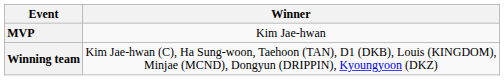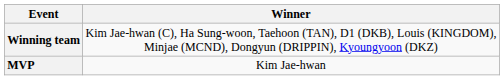rows swapped: (44, 58) <-> (21, 33)
